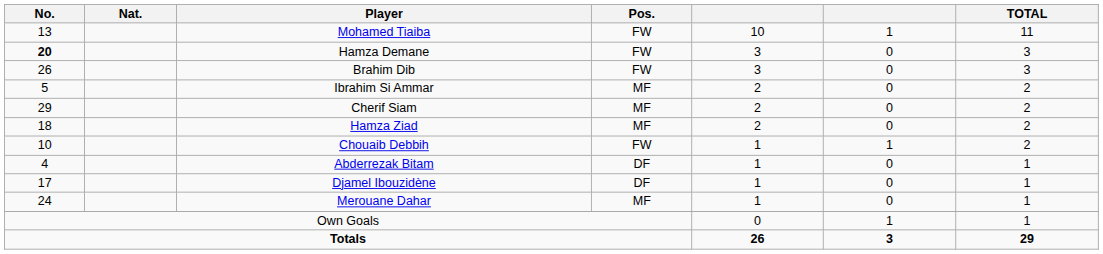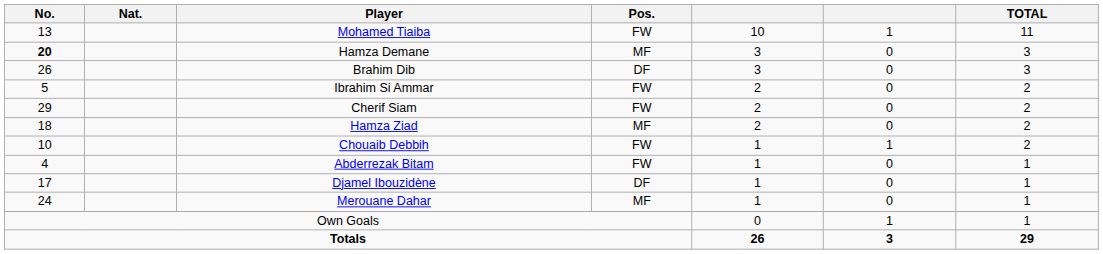(642, 51) FW -> (642, 51) MF
(642, 69) FW -> (642, 69) DF
(642, 88) MF -> (642, 88) FW
(642, 107) MF -> (642, 107) FW
(642, 163) DF -> (642, 163) FW
